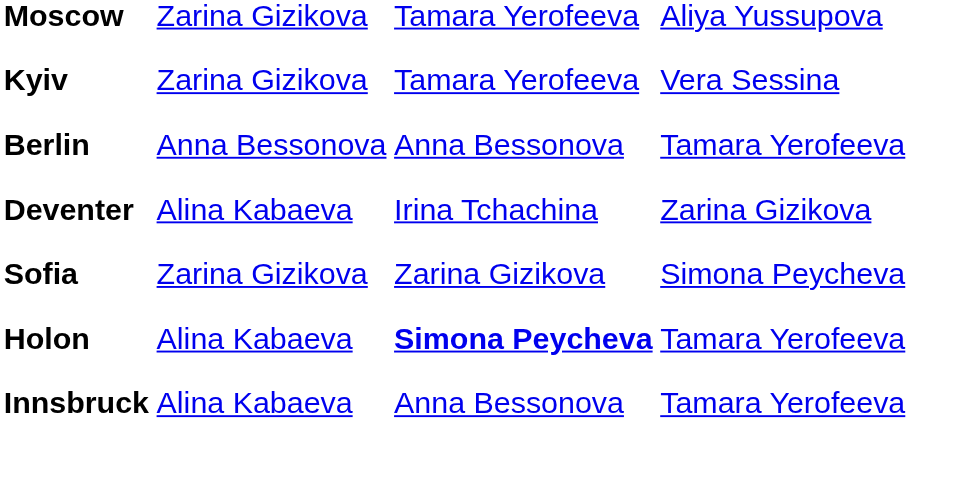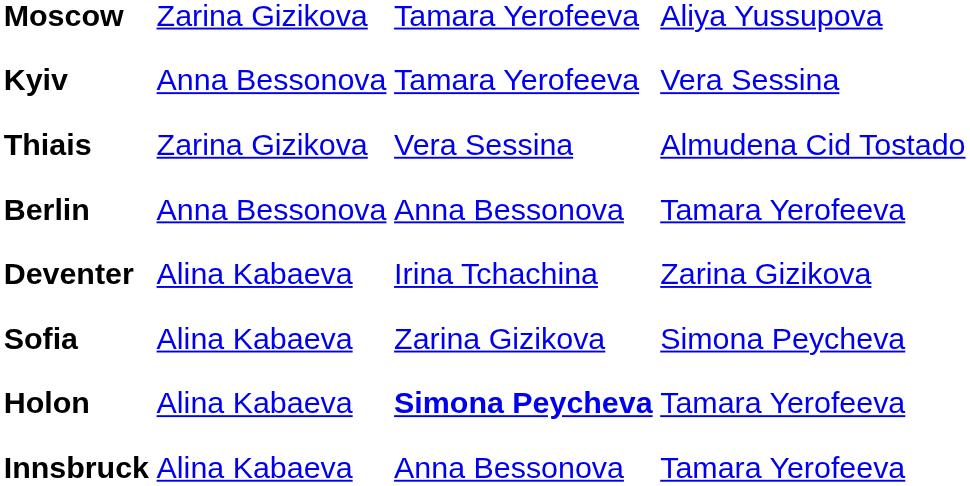(262, 80) Zarina Gizikova -> (272, 80) Anna Bessonova
+ row: (48, 144)
(262, 274) Zarina Gizikova -> (255, 338) Alina Kabaeva
